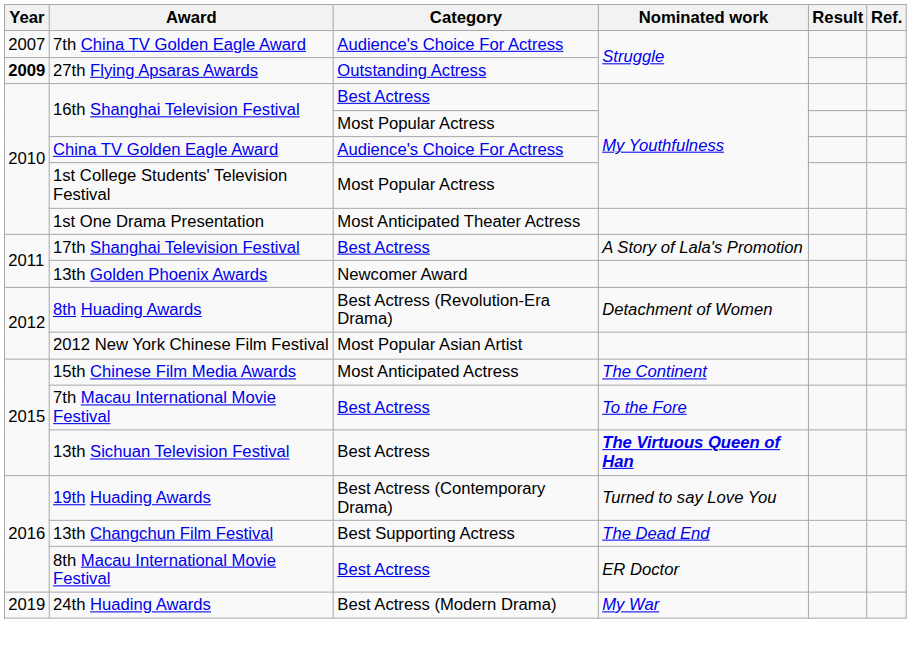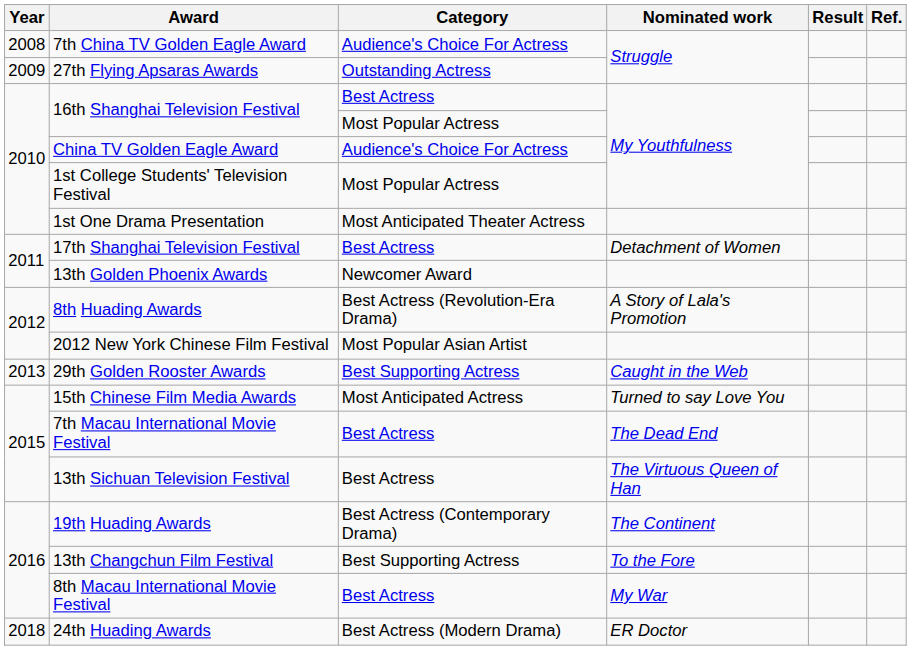(27, 44) 2007 -> (27, 44) 2008
(27, 70) bold -> (27, 70) normal
(702, 247) A Story of Lala's Promotion -> (695, 247) Detachment of Women
(687, 309) Detachment of Women -> (670, 309) A Story of Lala's Promotion
+ row: (159, 371)
(654, 371) The Continent -> (697, 398) Turned to say Love You
(644, 407) To the Fore -> (664, 433) The Dead End
(691, 452) bold -> (694, 479) normal
(689, 497) Turned to say Love You -> (663, 524) The Continent
(656, 533) The Dead End -> (653, 559) To the Fore
(641, 569) ER Doctor -> (639, 595) My War
(27, 605) 2019 -> (27, 631) 2018
(631, 605) My War -> (649, 631) ER Doctor
